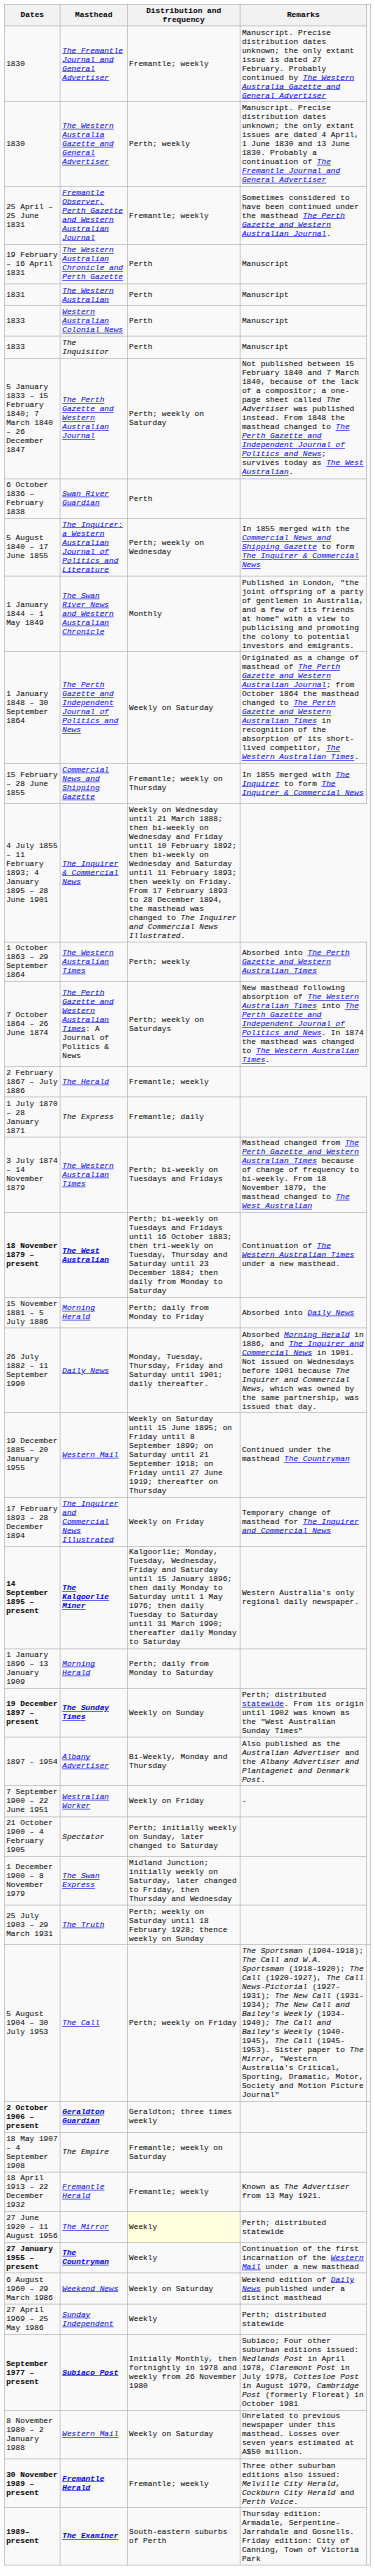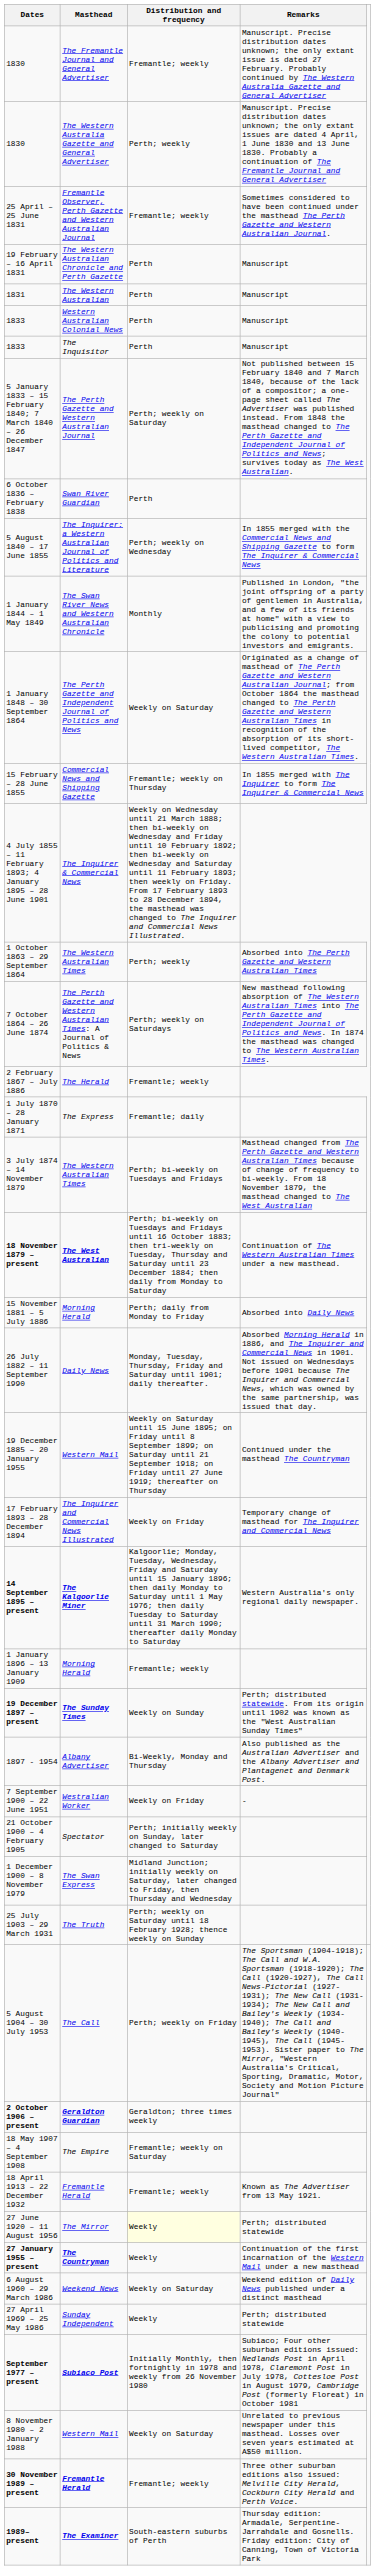(171, 1669) Perth; daily from Monday to Saturday -> (169, 1669) Fremantle; weekly
